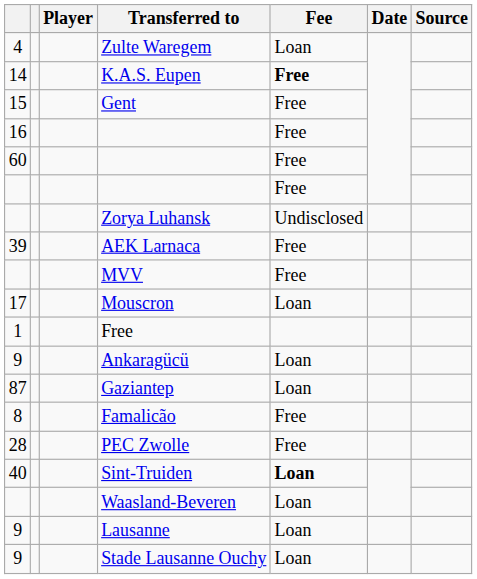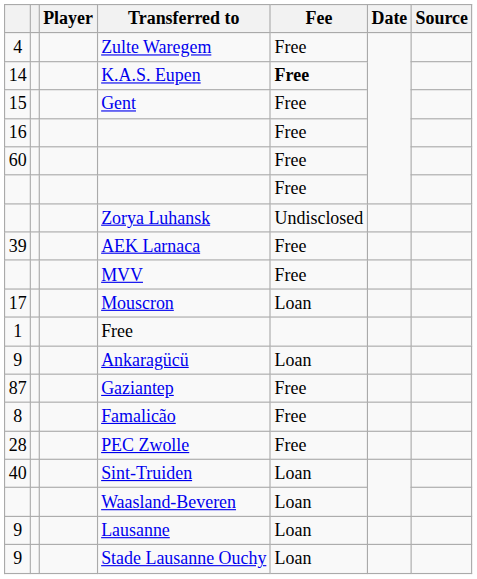(293, 47) Loan -> (291, 47) Free
(293, 388) Loan -> (291, 388) Free
(295, 473) bold -> (293, 473) normal
